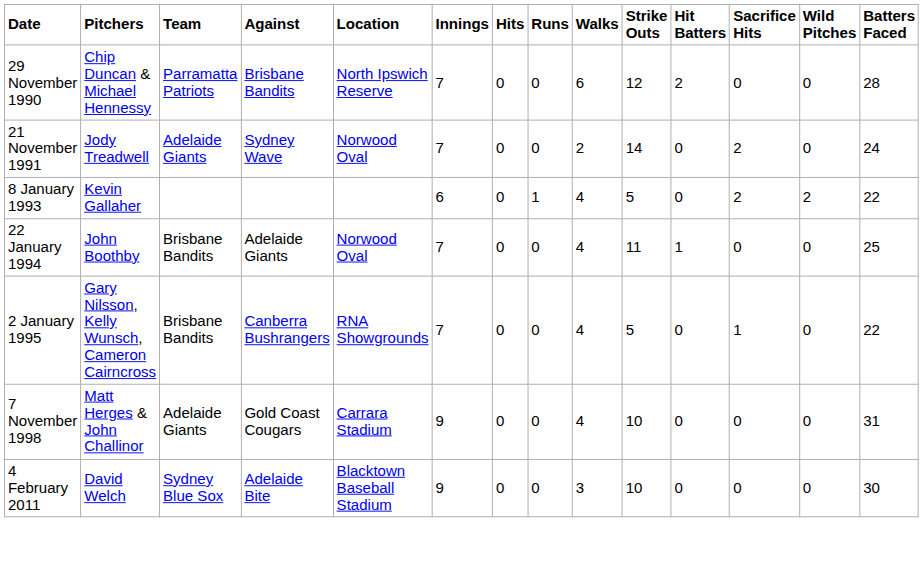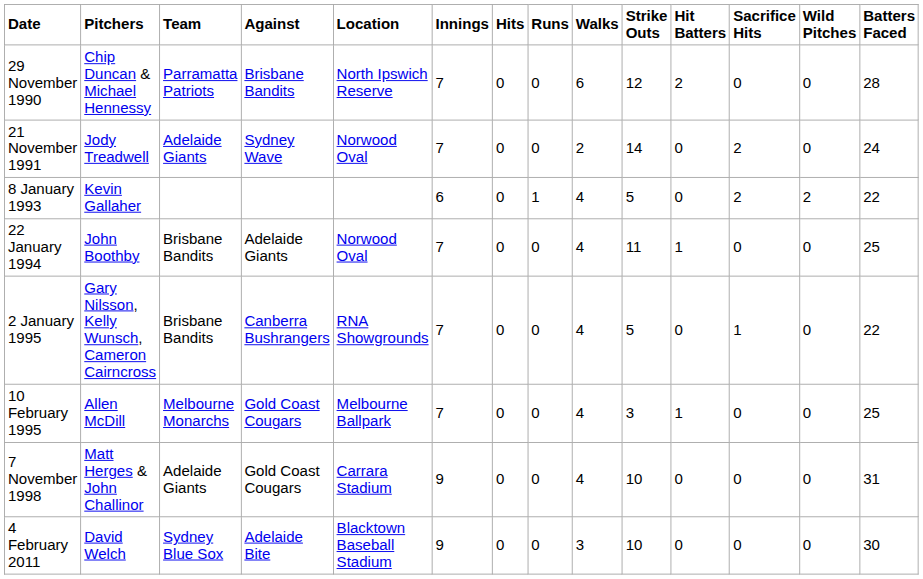+ row: (38, 413)
